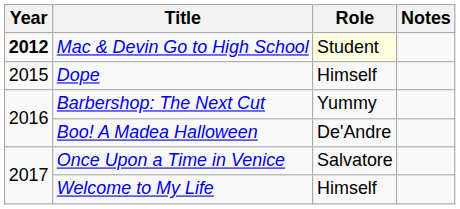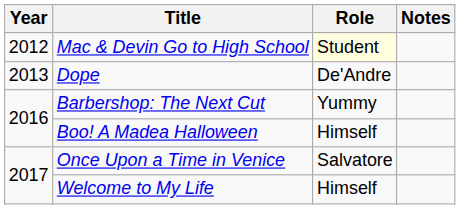(29, 47) bold -> (29, 47) normal
(29, 75) 2015 -> (29, 75) 2013
(347, 75) Himself -> (354, 75) De'Andre
(354, 132) De'Andre -> (347, 132) Himself
